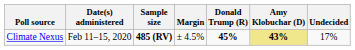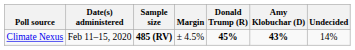(279, 37) khaki background -> (279, 37) no background
(329, 37) 17% -> (329, 37) 14%
